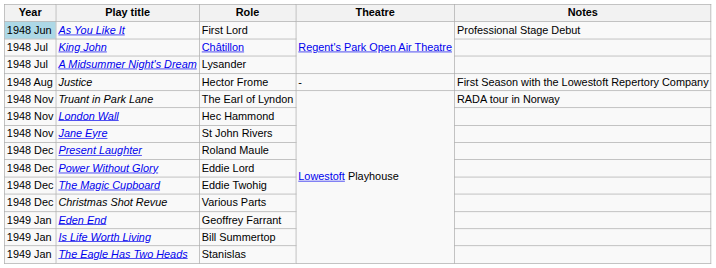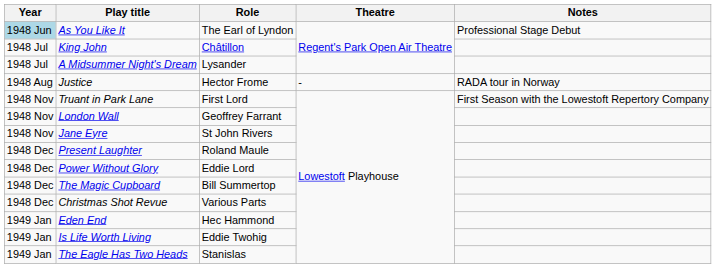(225, 30) First Lord -> (248, 30) The Earl of Lyndon
(583, 82) First Season with the Lowestoft Repertory Company -> (508, 82) RADA tour in Norway
(248, 99) The Earl of Lyndon -> (225, 99) First Lord
(508, 99) RADA tour in Norway -> (583, 99) First Season with the Lowestoft Repertory Company
(238, 116) Hec Hammond -> (242, 116) Geoffrey Farrant
(234, 185) Eddie Twohig -> (239, 185) Bill Summertop
(242, 220) Geoffrey Farrant -> (238, 220) Hec Hammond
(239, 237) Bill Summertop -> (234, 237) Eddie Twohig
